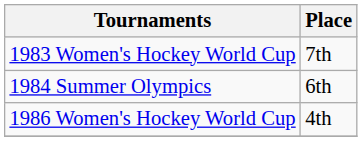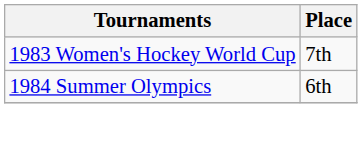- row: (153, 119)
